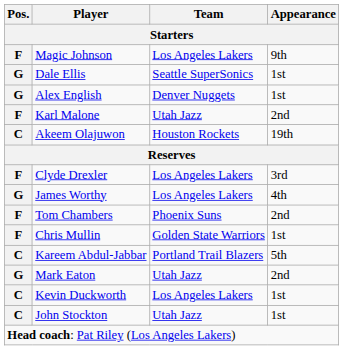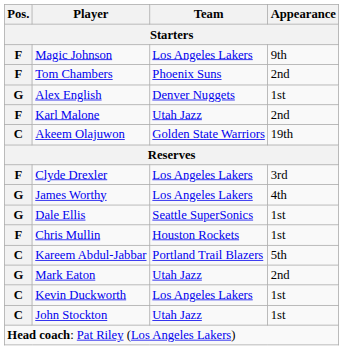rows swapped: (60, 74) <-> (74, 214)
(196, 134) Houston Rockets -> (209, 134) Golden State Warriors
(209, 235) Golden State Warriors -> (196, 235) Houston Rockets
